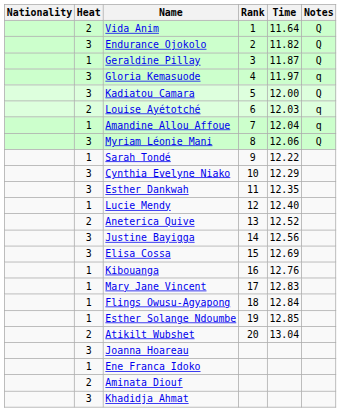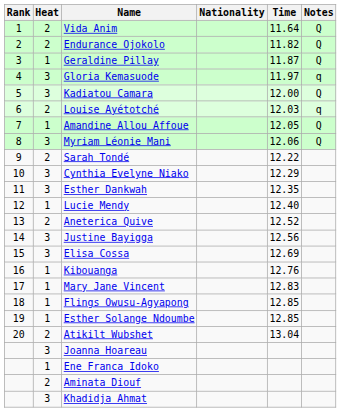columns swapped: (253, 12) <-> (39, 12)
(89, 45) 3 -> (47, 45) 2
(284, 125) 12.04 -> (284, 125) 12.05
(319, 125) q -> (319, 125) Q
(89, 157) 1 -> (47, 157) 2
(284, 302) 12.84 -> (284, 302) 12.85
